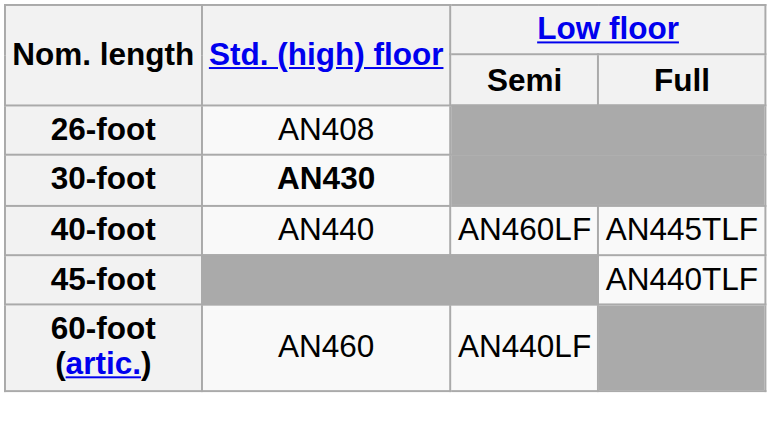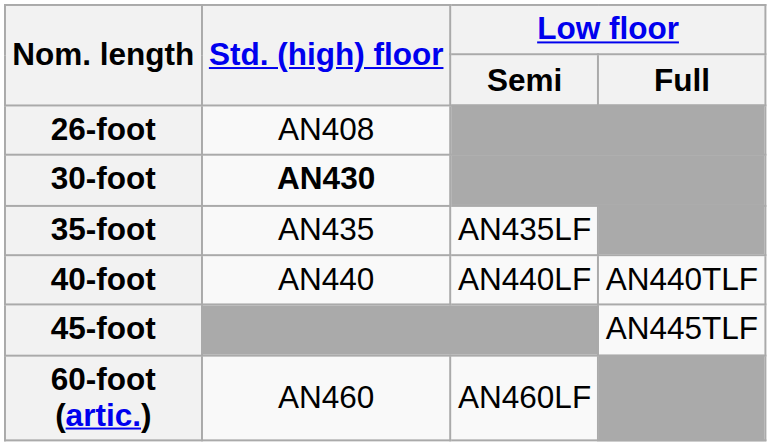+ row: (103, 229)
(525, 229) AN460LF -> (525, 279) AN440LF
(682, 229) AN445TLF -> (682, 279) AN440TLF
(682, 279) AN440TLF -> (682, 329) AN445TLF
(525, 347) AN440LF -> (525, 397) AN460LF
